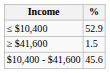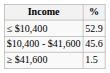rows swapped: (44, 60) <-> (27, 44)
